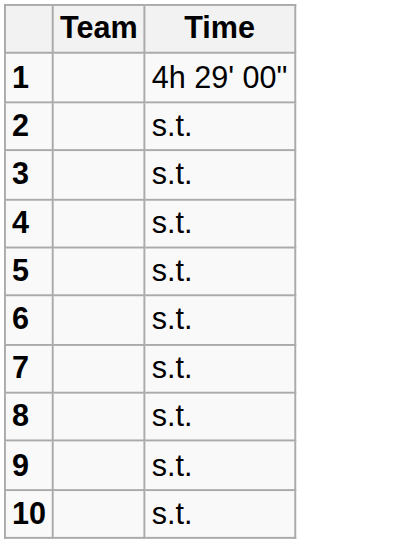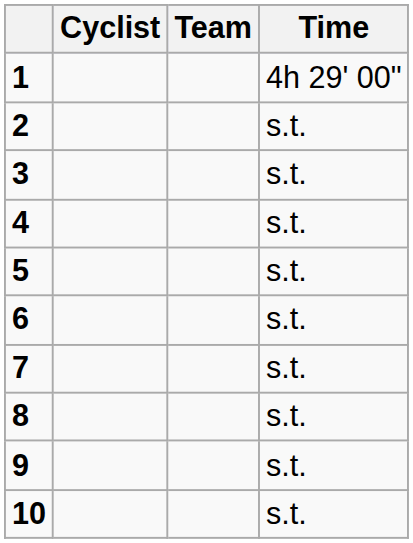+ column: (110, 28)
